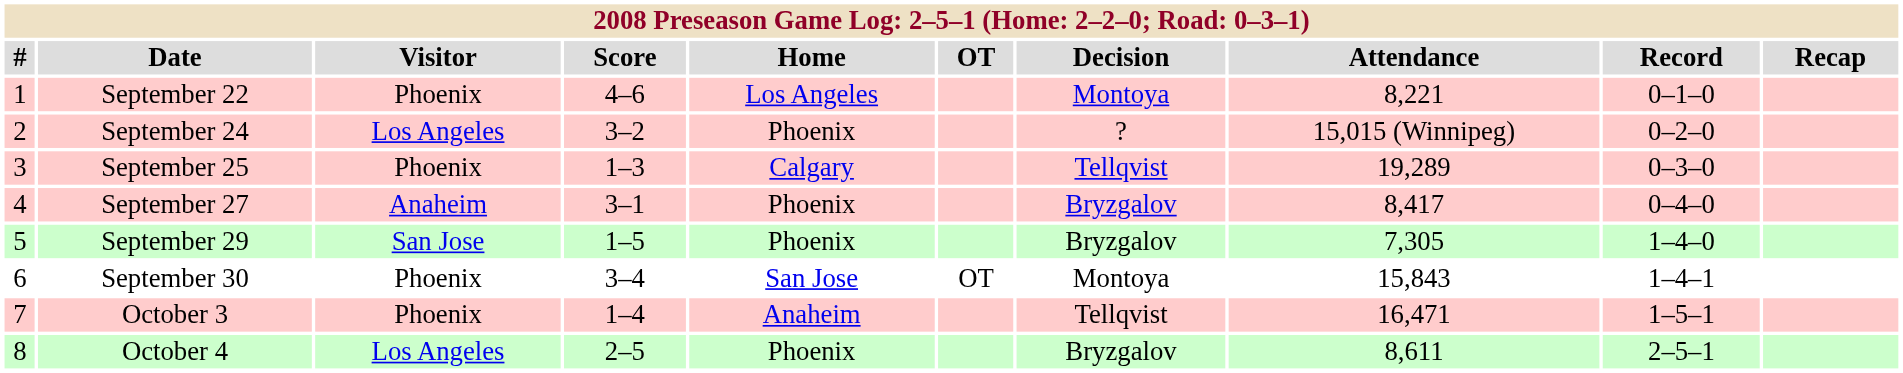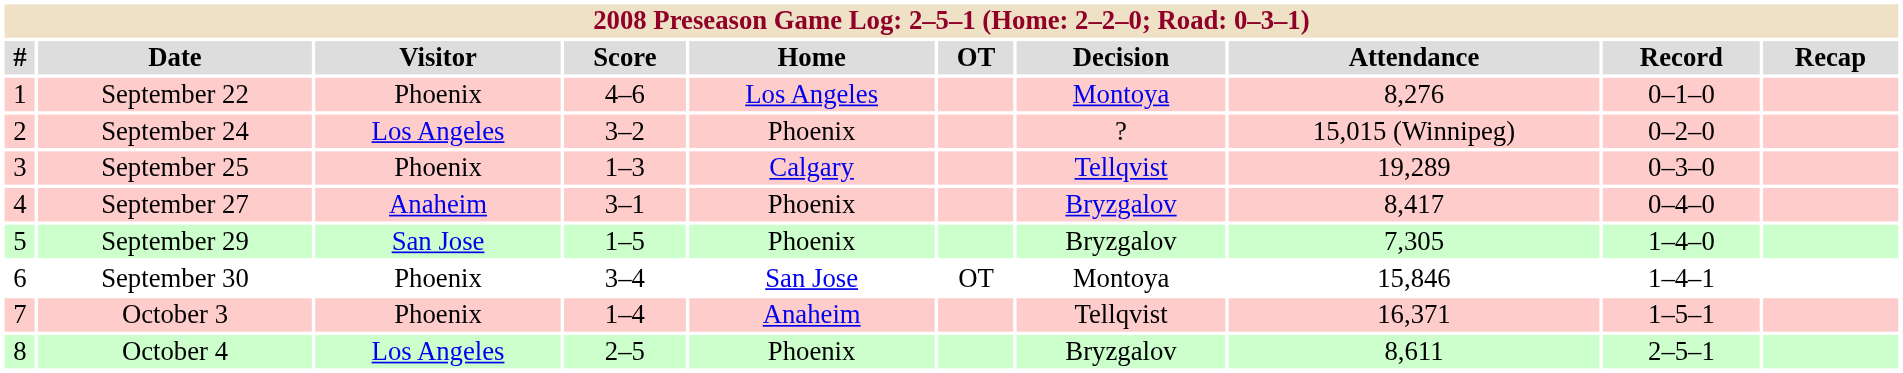(1414, 94) 8,221 -> (1414, 94) 8,276
(1414, 277) 15,843 -> (1414, 277) 15,846
(1414, 314) 16,471 -> (1414, 314) 16,371
